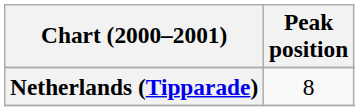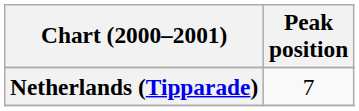(309, 86) 8 -> (309, 86) 7
